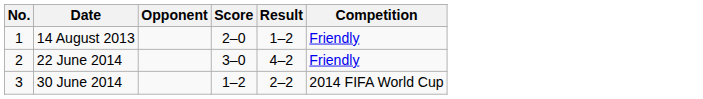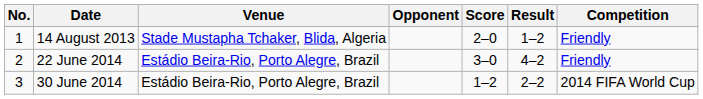+ column: (264, 15)
